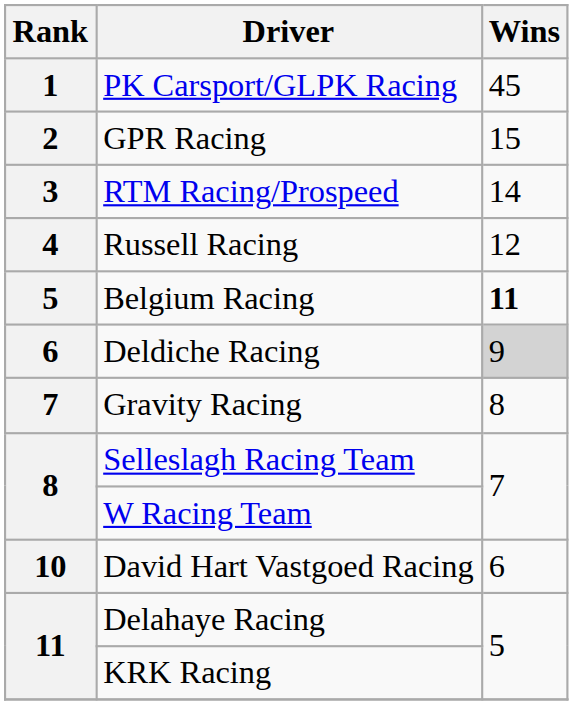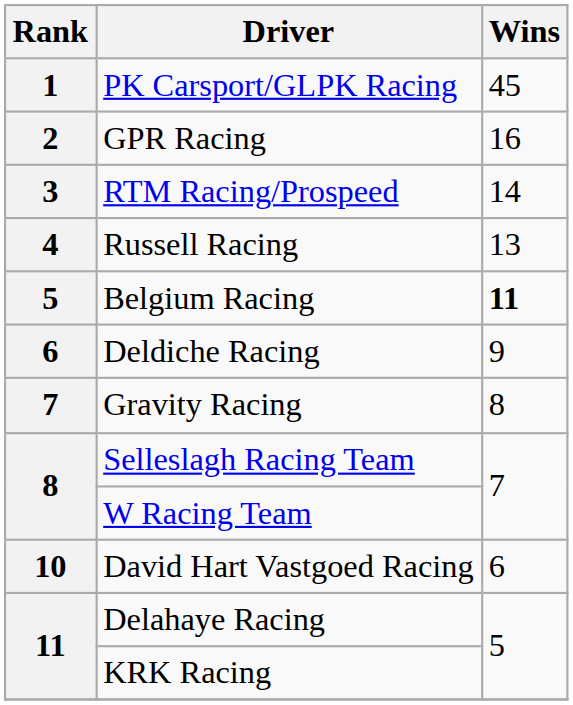(505, 138) 15 -> (505, 138) 16
(505, 244) 12 -> (505, 244) 13
(497, 351) lightgrey background -> (497, 351) no background
